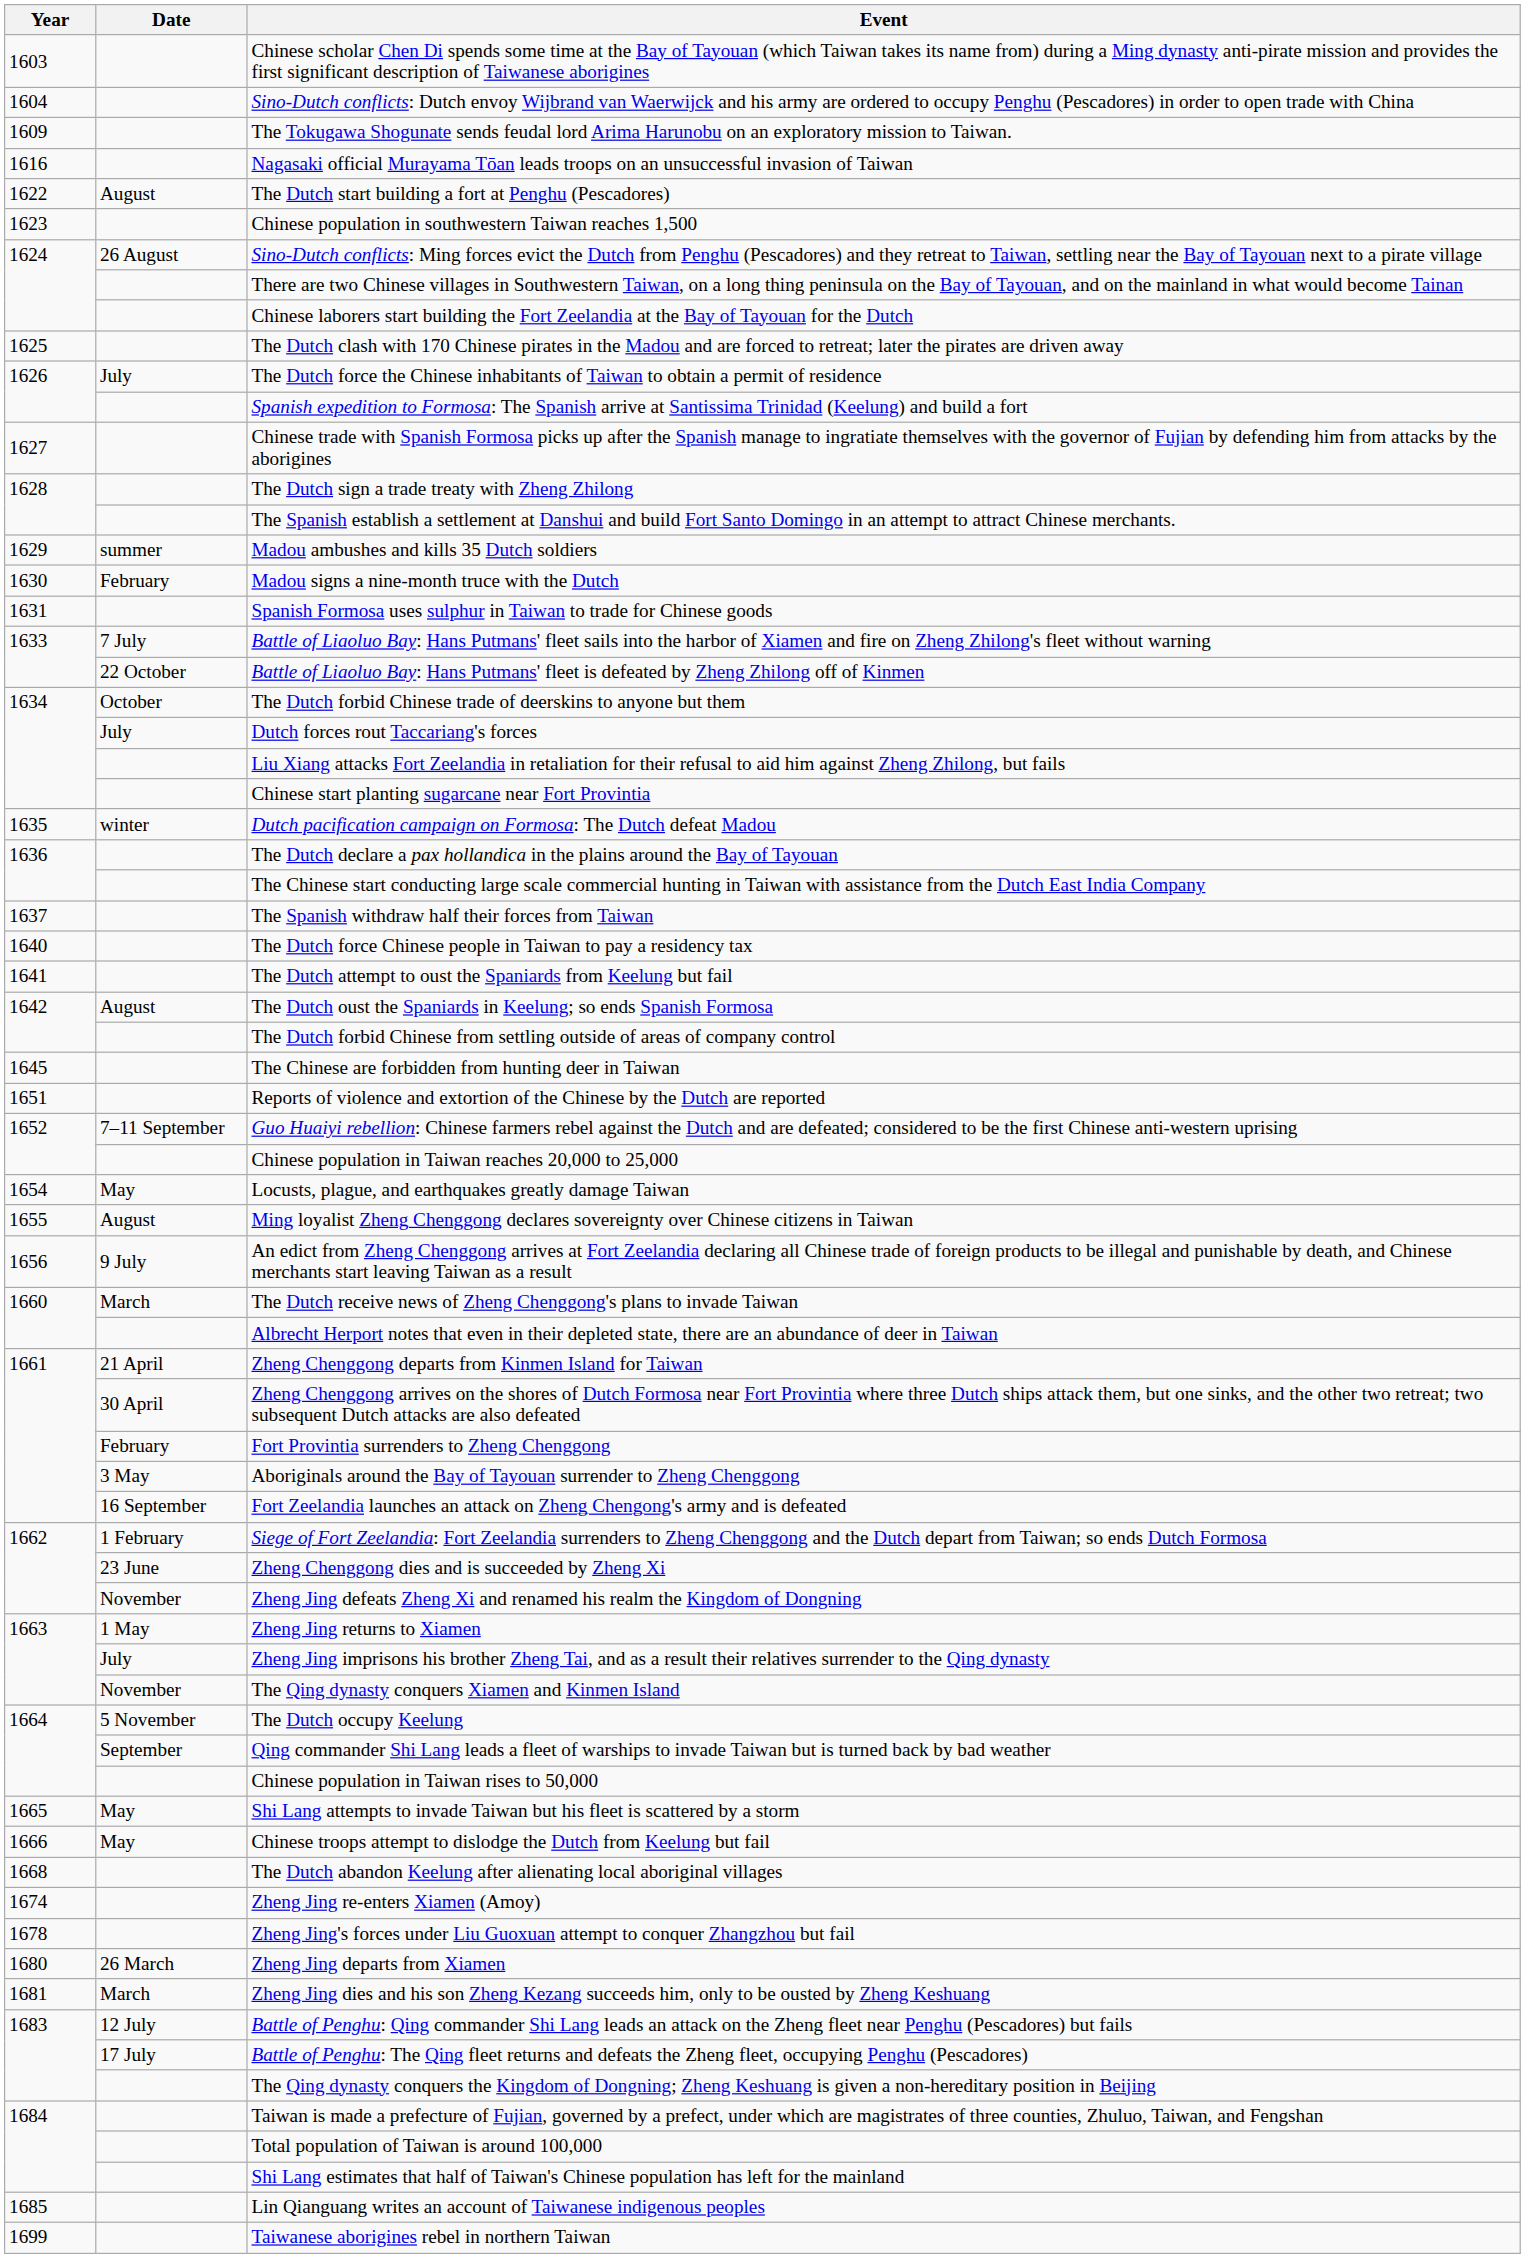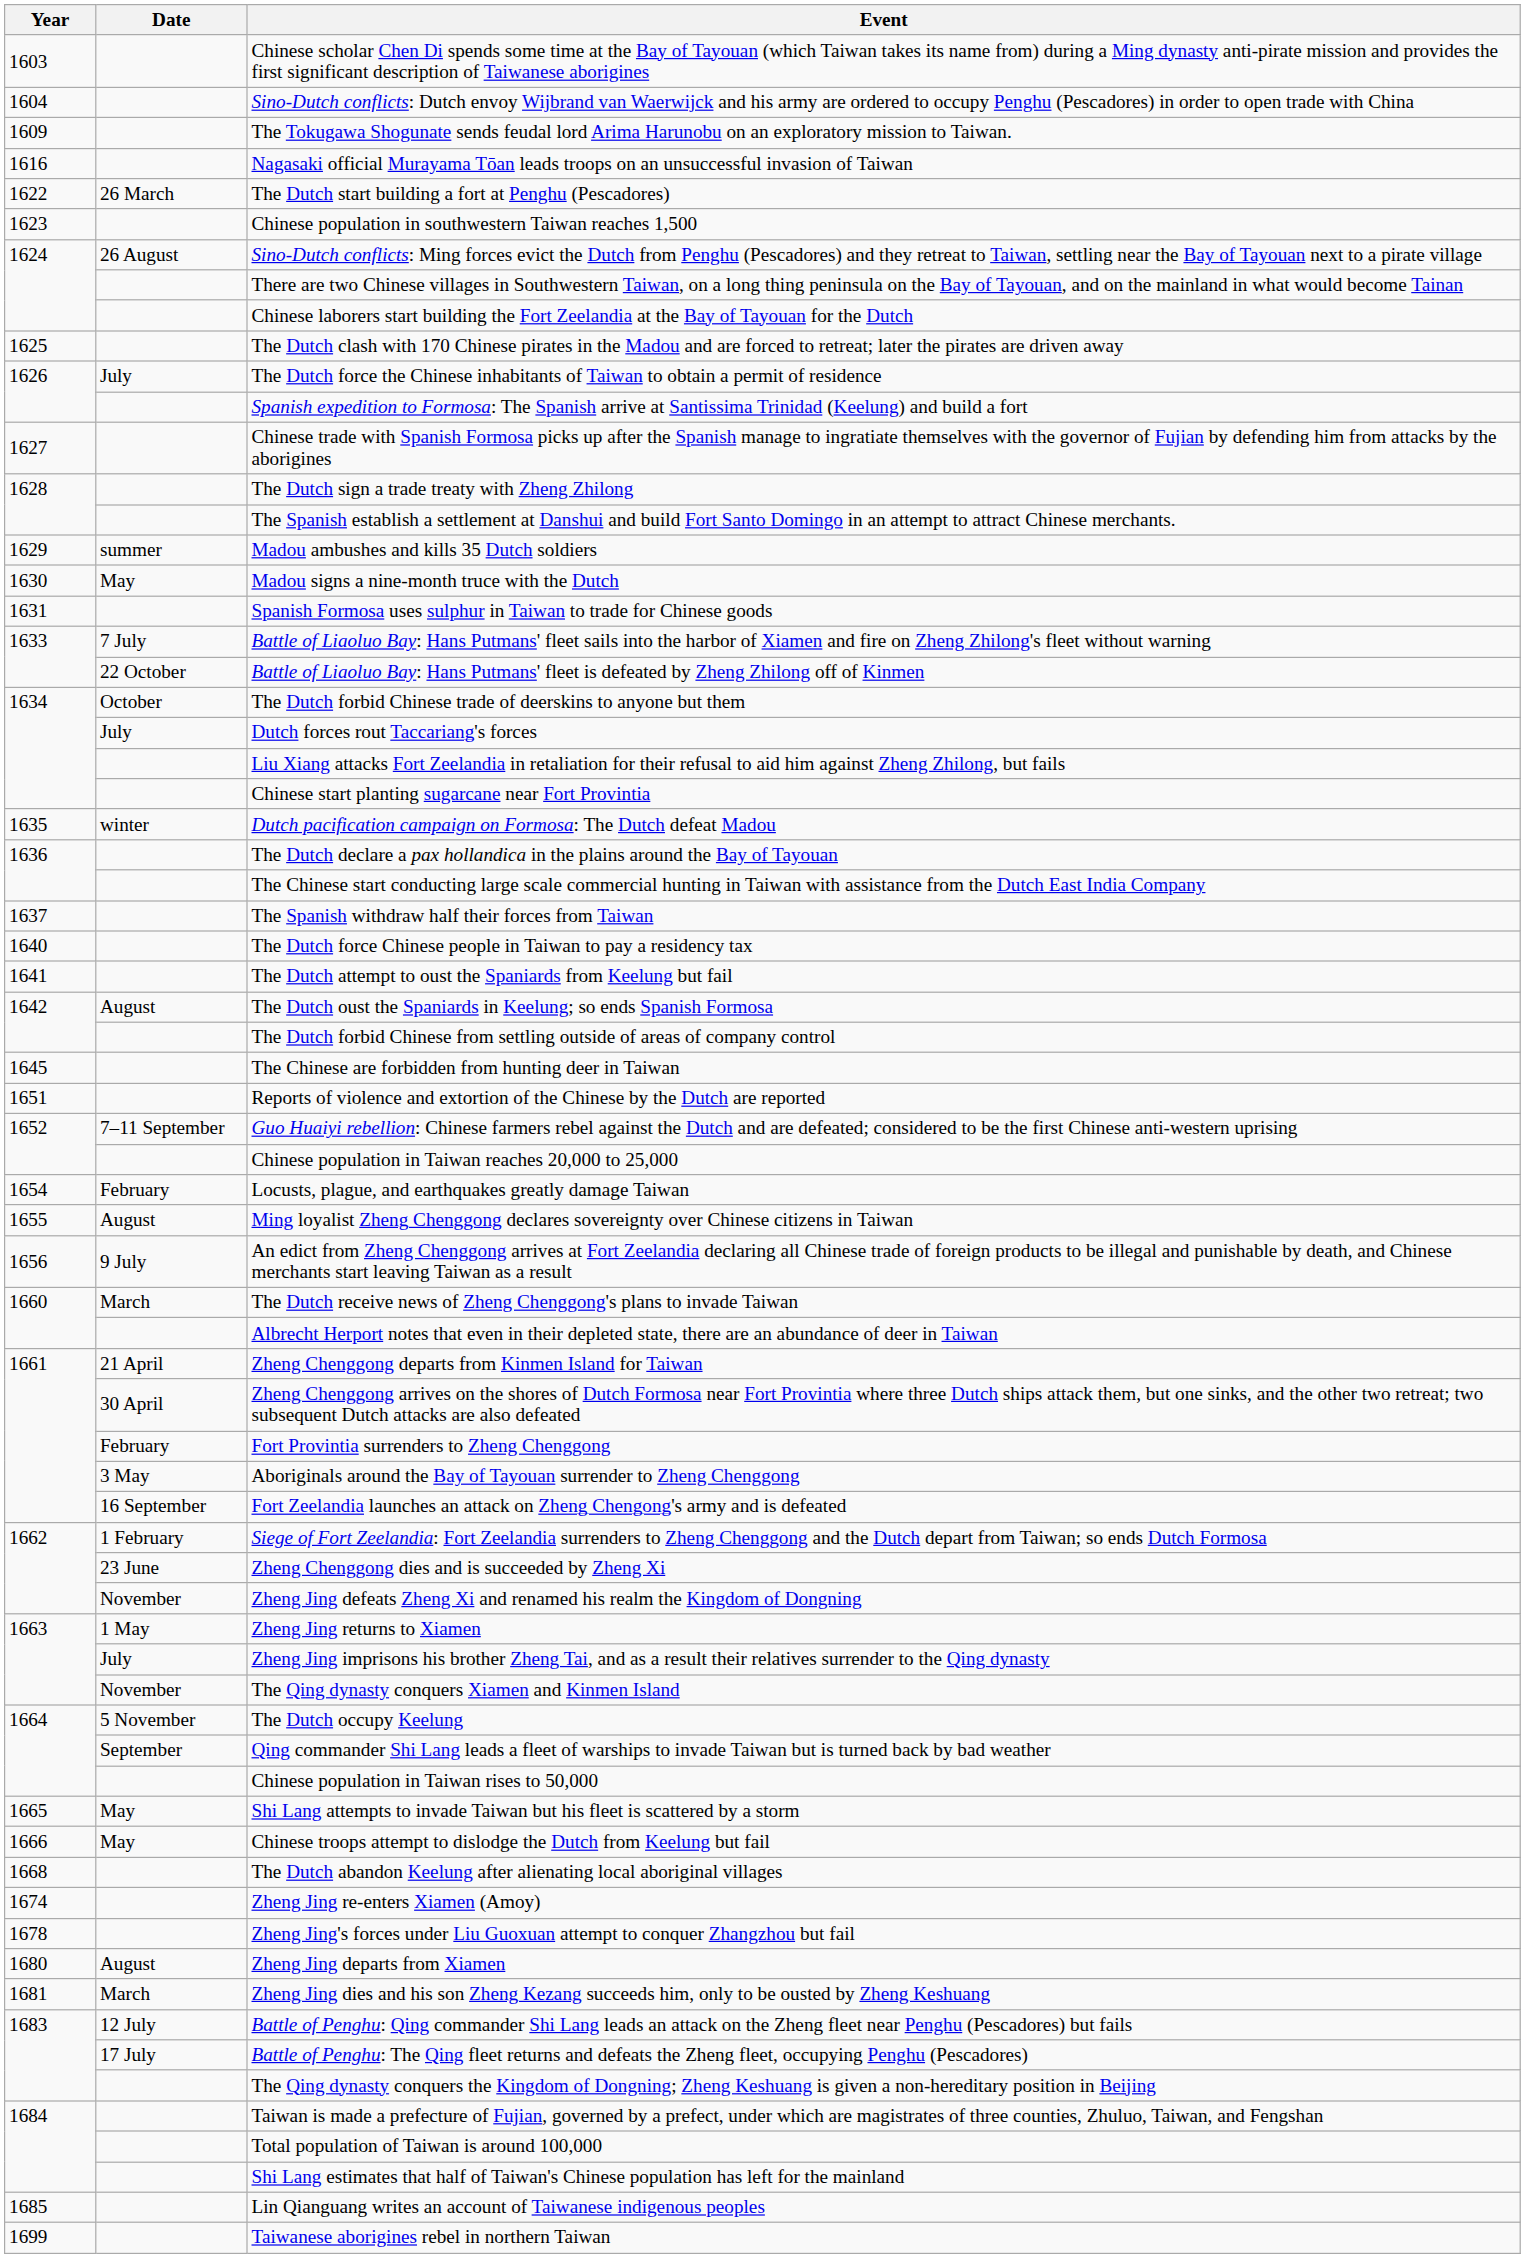(128, 193) August -> (137, 193) 26 March
(135, 580) February -> (118, 580) May
(118, 1189) May -> (135, 1189) February
(137, 1963) 26 March -> (128, 1963) August
